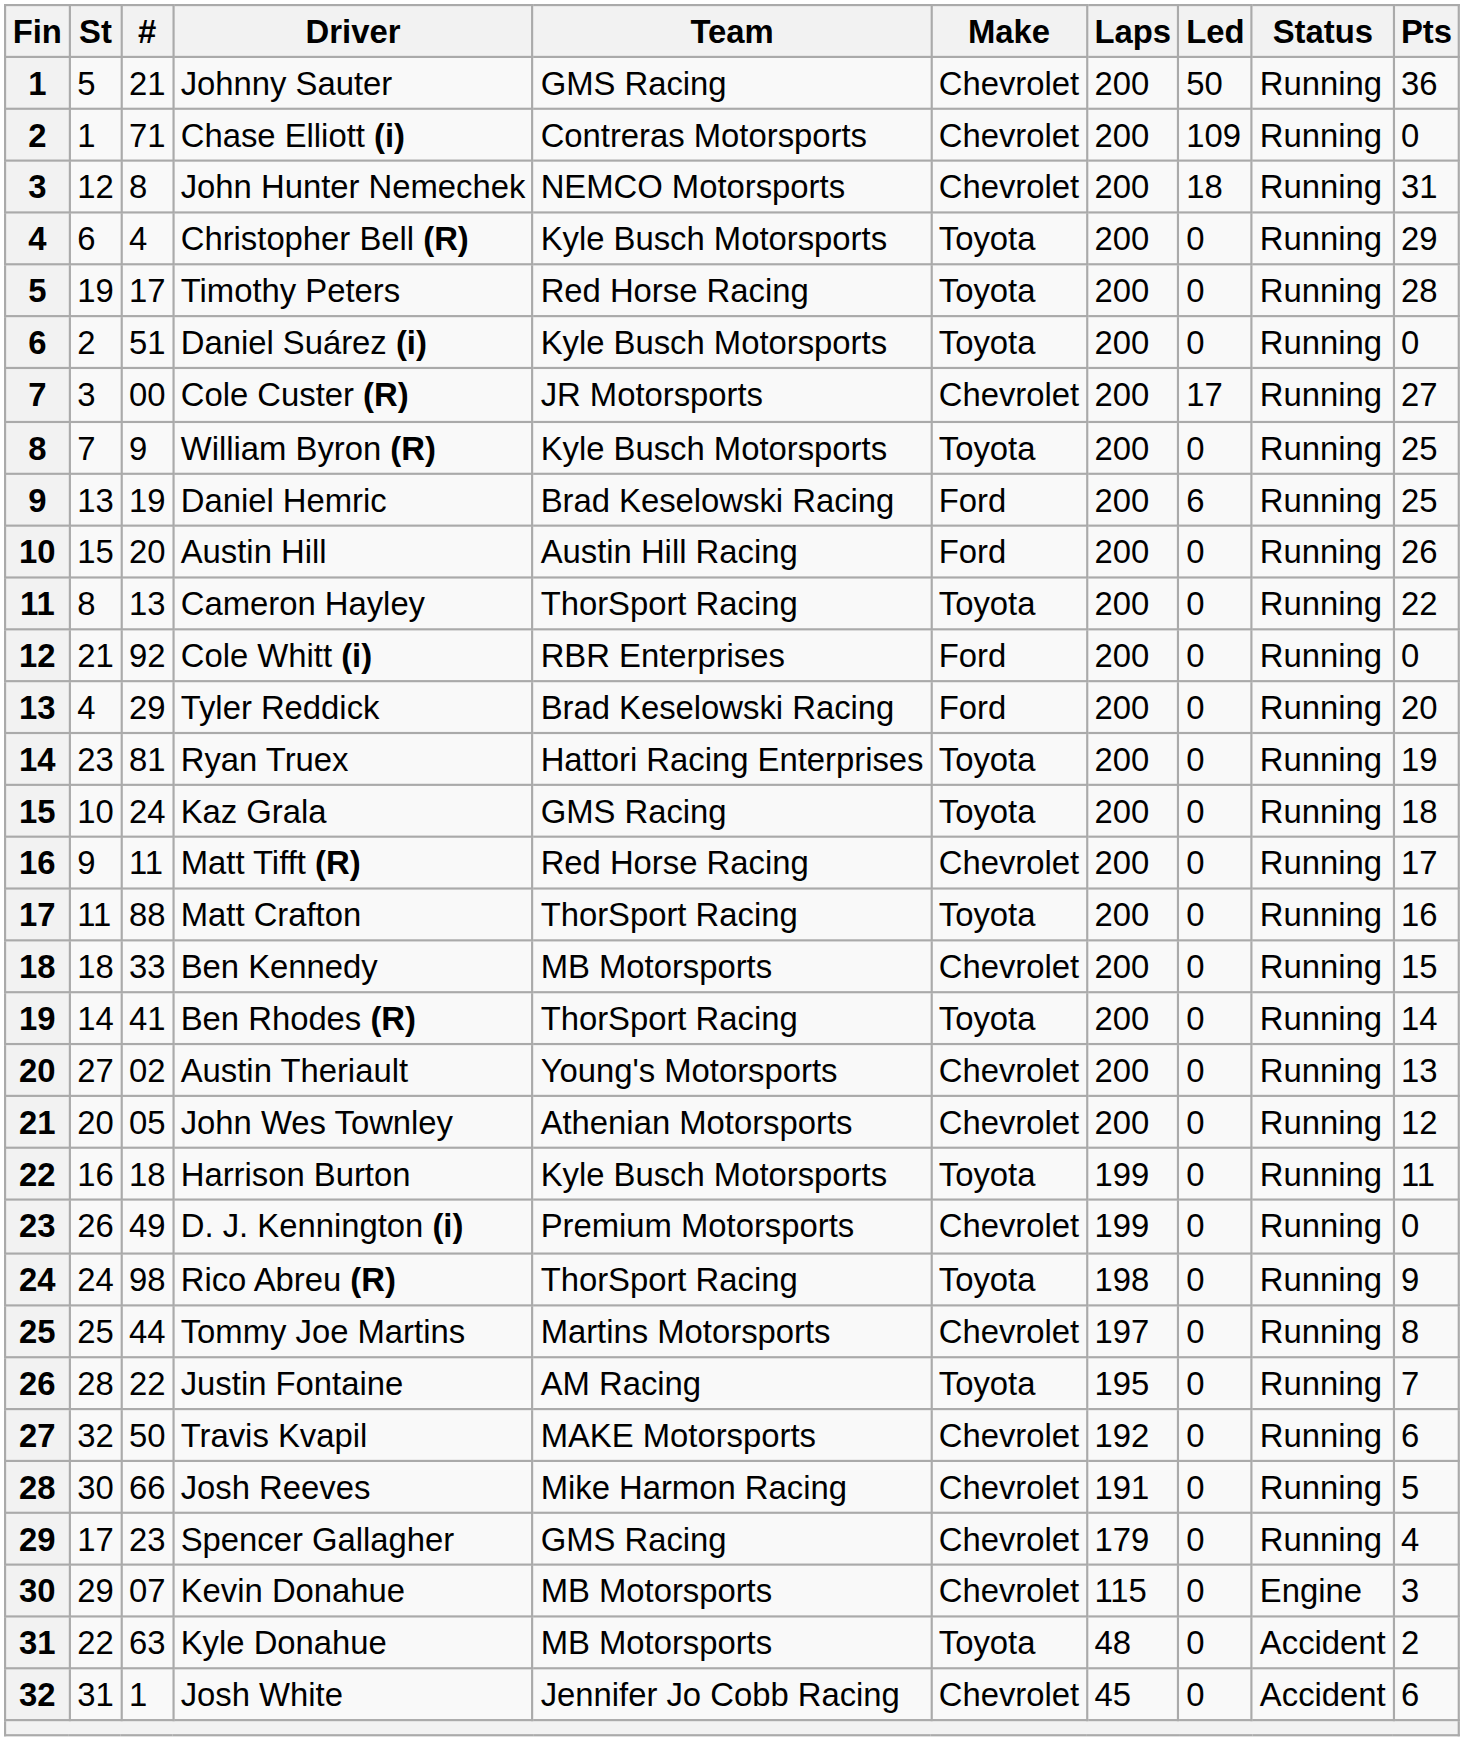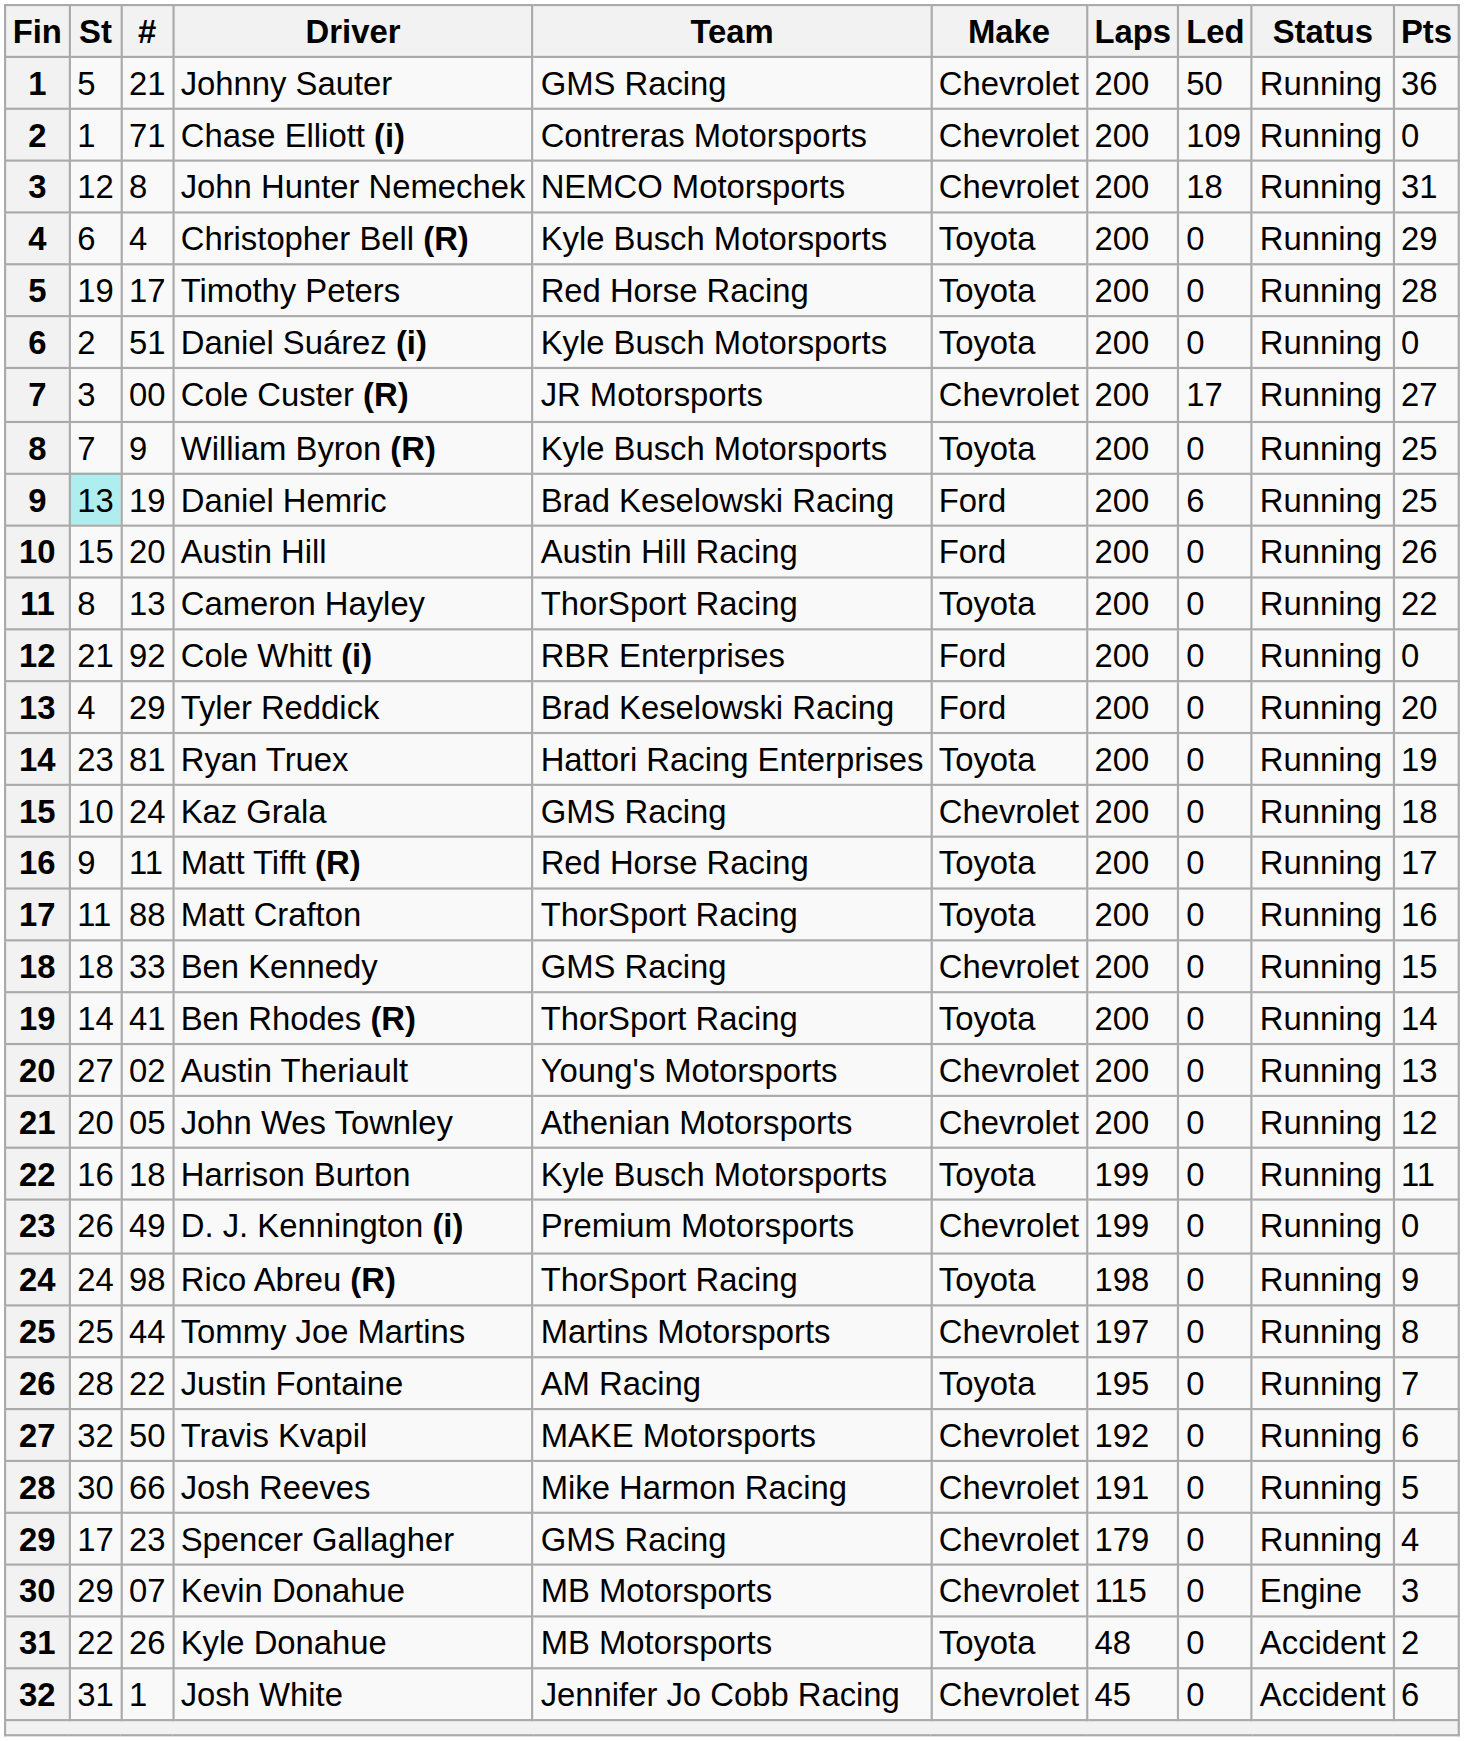(95, 499) no background -> (95, 499) paleturquoise background
(987, 811) Toyota -> (1009, 811) Chevrolet
(1009, 863) Chevrolet -> (987, 863) Toyota
(656, 967) MB Motorsports -> (634, 967) GMS Racing
(147, 1642) 63 -> (147, 1642) 26
